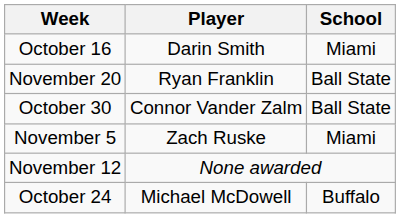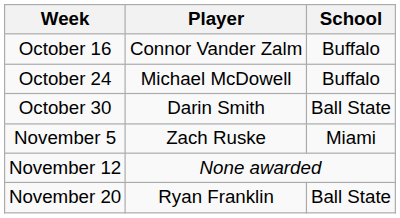(216, 49) Darin Smith -> (216, 49) Connor Vander Zalm
(351, 49) Miami -> (351, 49) Buffalo
rows swapped: (65, 197) <-> (65, 78)
(216, 108) Connor Vander Zalm -> (216, 108) Darin Smith
